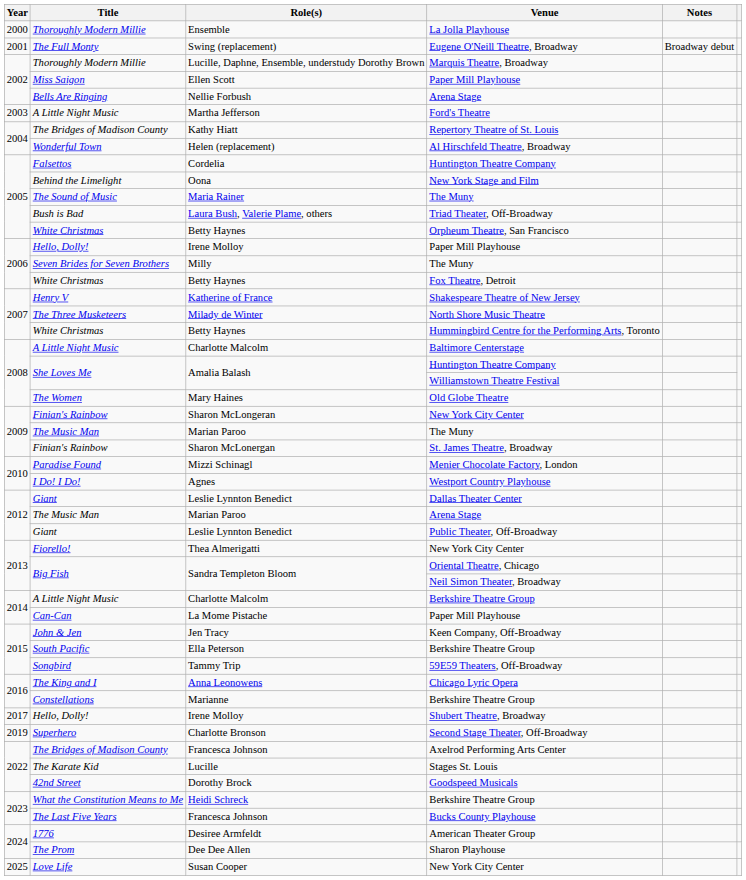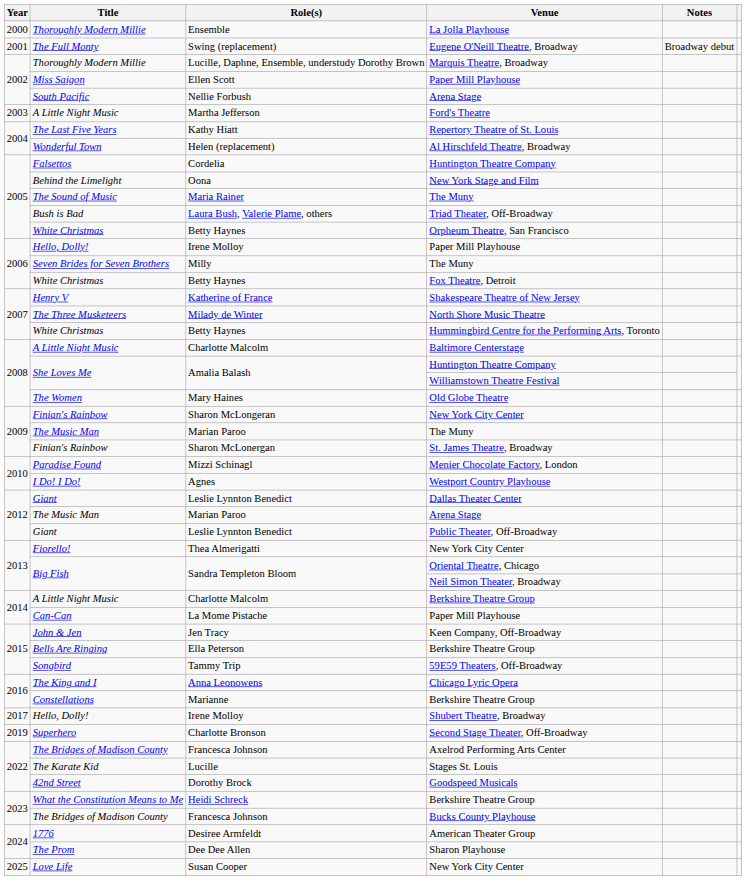(70, 96) Bells Are Ringing -> (61, 96) South Pacific
(100, 130) The Bridges of Madison County -> (75, 130) The Last Five Years
(61, 649) South Pacific -> (70, 649) Bells Are Ringing
(75, 816) The Last Five Years -> (100, 816) The Bridges of Madison County
